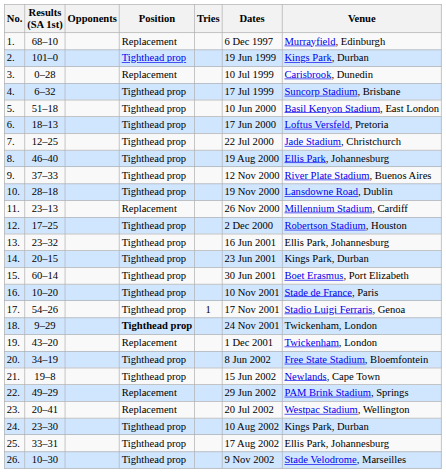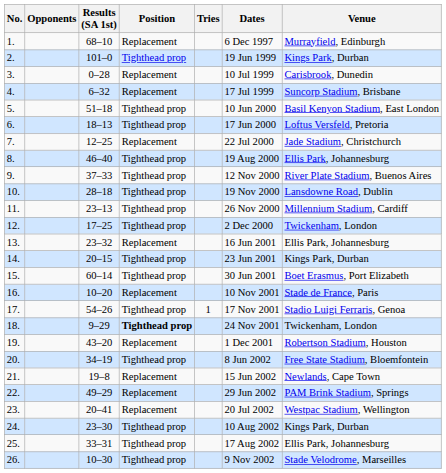columns swapped: (92, 18) <-> (45, 18)
(154, 91) Tighthead prop -> (149, 91) Replacement
(154, 141) Tighthead prop -> (149, 141) Replacement
(149, 208) Replacement -> (154, 208) Tighthead prop
(346, 225) Robertson Stadium, Houston -> (331, 225) Twickenham, London
(154, 242) Tighthead prop -> (149, 242) Replacement
(154, 292) Tighthead prop -> (149, 292) Replacement
(331, 342) Twickenham, London -> (346, 342) Robertson Stadium, Houston
(154, 376) Tighthead prop -> (149, 376) Replacement
